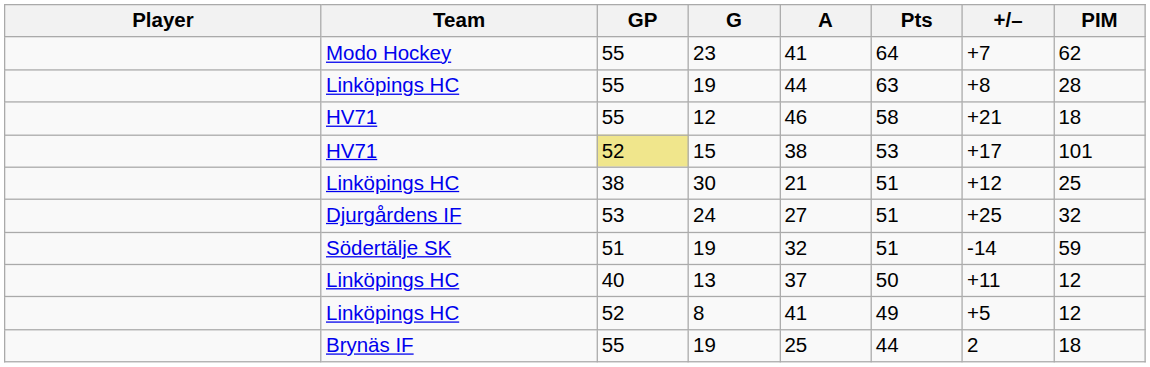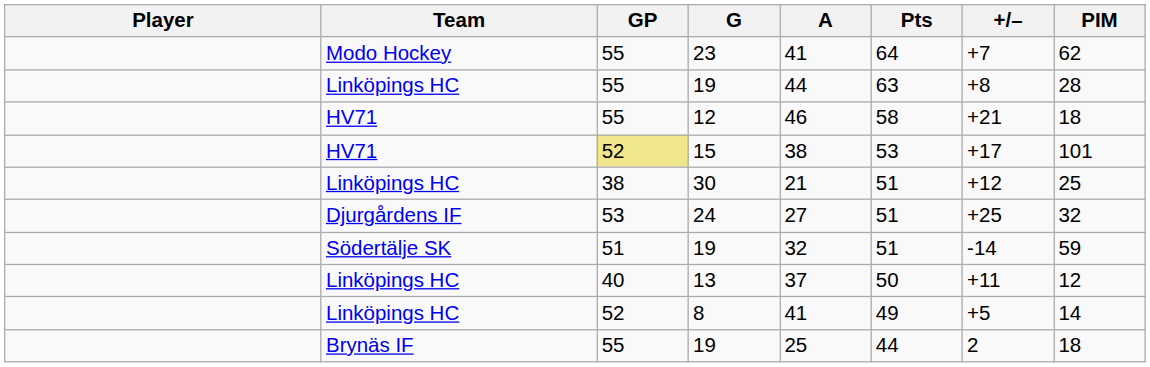(1070, 313) 12 -> (1070, 313) 14
